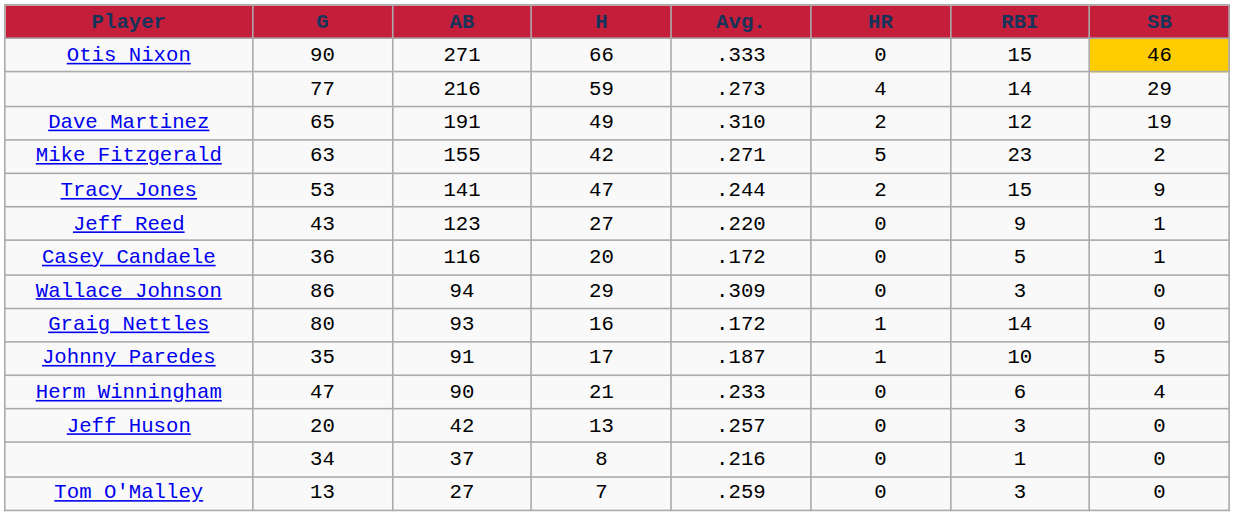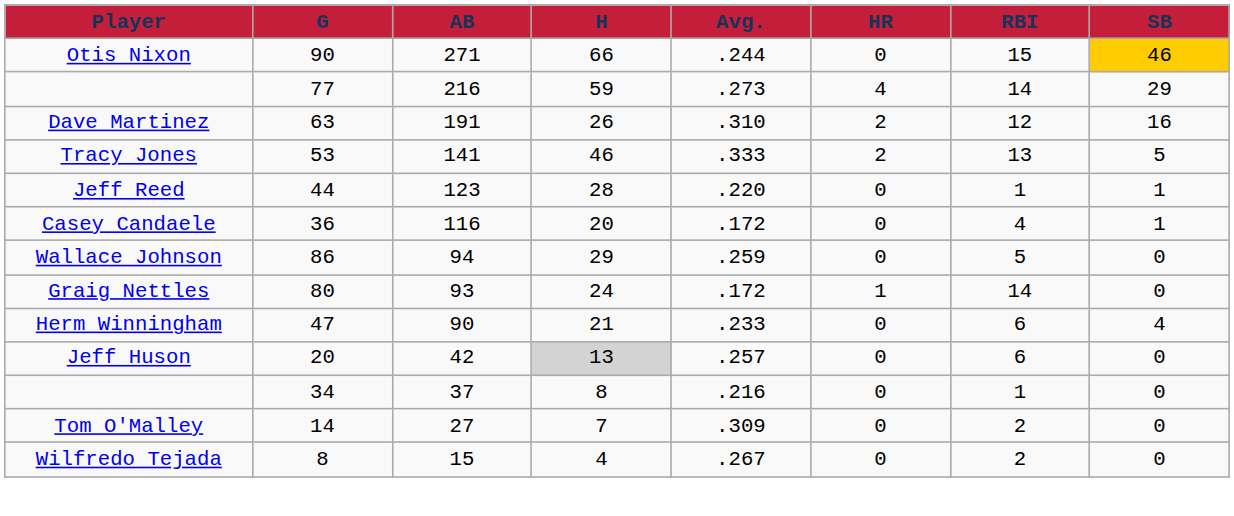(741, 55) .333 -> (741, 55) .244
(323, 123) 65 -> (323, 123) 63
(601, 123) 49 -> (601, 123) 26
(1159, 123) 19 -> (1159, 123) 16
- row: (129, 156)
(601, 190) 47 -> (601, 156) 46
(741, 190) .244 -> (741, 156) .333
(1020, 190) 15 -> (1020, 156) 13
(1159, 190) 9 -> (1159, 156) 5
(323, 224) 43 -> (323, 190) 44
(601, 224) 27 -> (601, 190) 28
(1020, 224) 9 -> (1020, 190) 1
(1020, 257) 5 -> (1020, 224) 4
(741, 291) .309 -> (741, 257) .259
(1020, 291) 3 -> (1020, 257) 5
(601, 325) 16 -> (601, 291) 24
- row: (129, 359)
(601, 426) no background -> (601, 359) lightgrey background
(1020, 426) 3 -> (1020, 359) 6
(323, 493) 13 -> (323, 426) 14
(741, 493) .259 -> (741, 426) .309
(1020, 493) 3 -> (1020, 426) 2
+ row: (129, 460)
